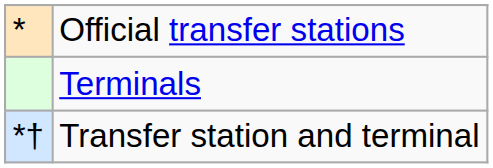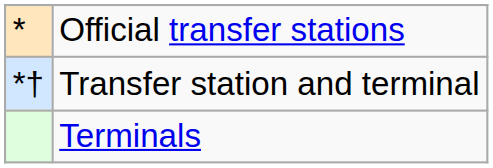rows swapped: (130, 83) <-> (269, 135)
